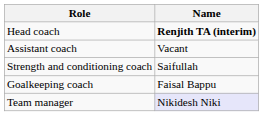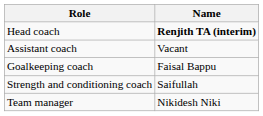rows swapped: (50, 84) <-> (80, 66)
(189, 102) lavender background -> (189, 102) no background
